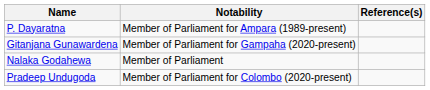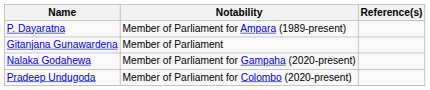(239, 45) Member of Parliament for Gampaha (2020-present) -> (173, 45) Member of Parliament
(173, 61) Member of Parliament -> (239, 61) Member of Parliament for Gampaha (2020-present)
